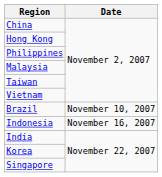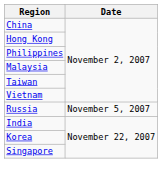+ row: (22, 109)
- row: (22, 109)
- row: (30, 123)
